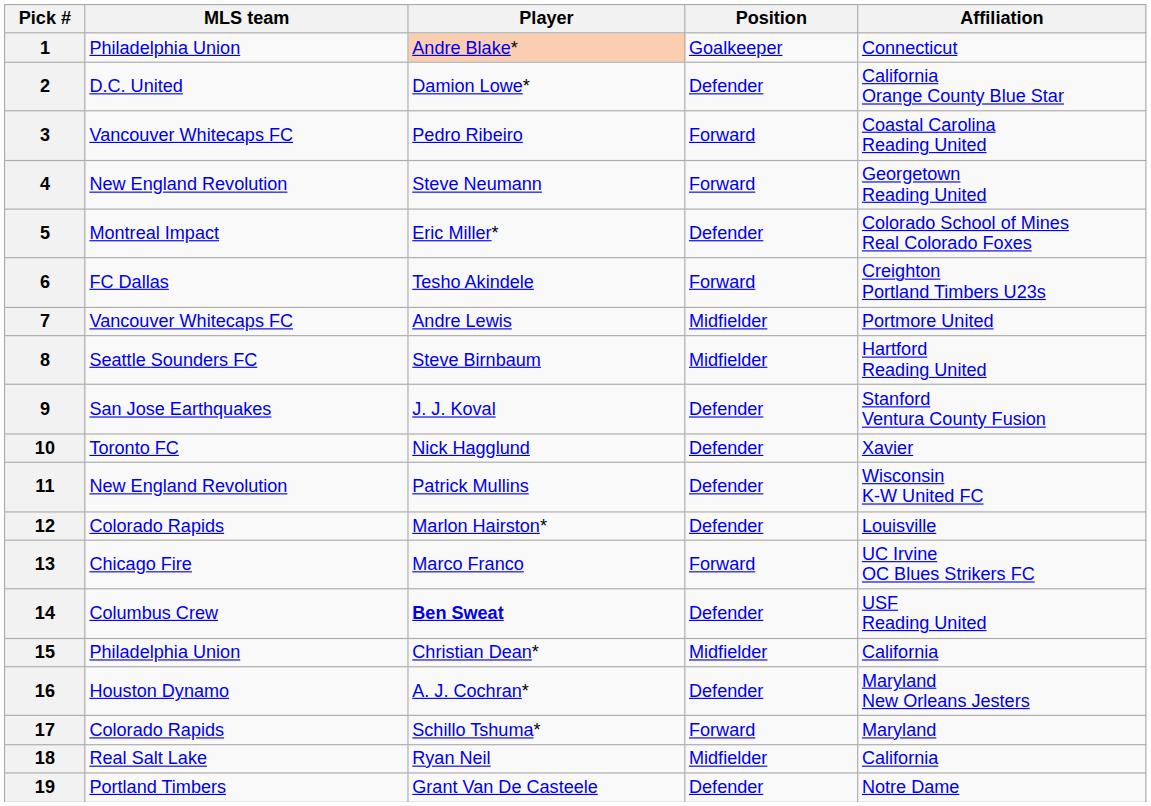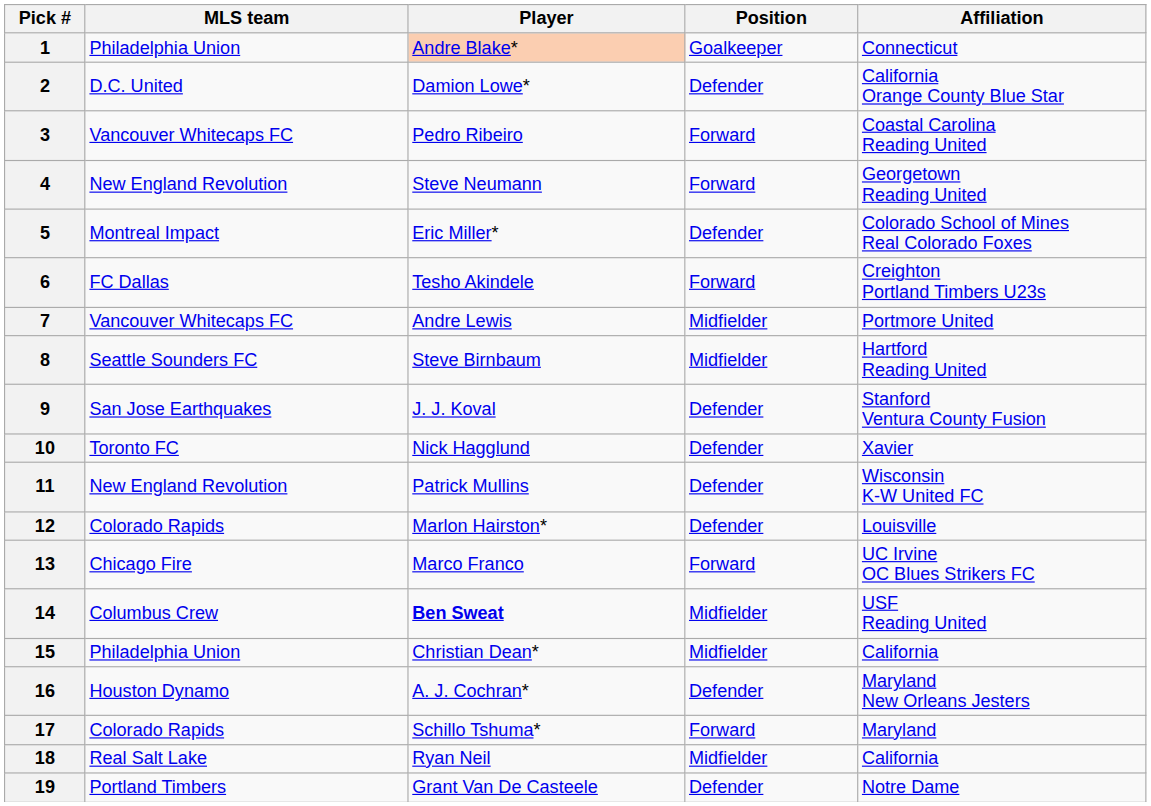(726, 613) Defender -> (728, 613) Midfielder
